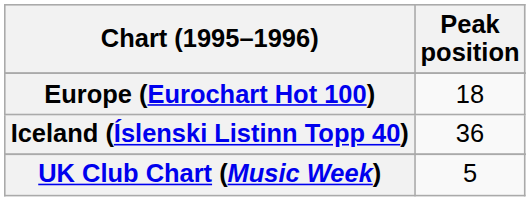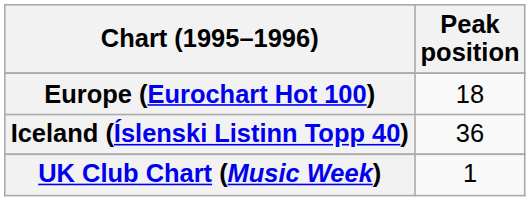(470, 174) 5 -> (470, 174) 1
